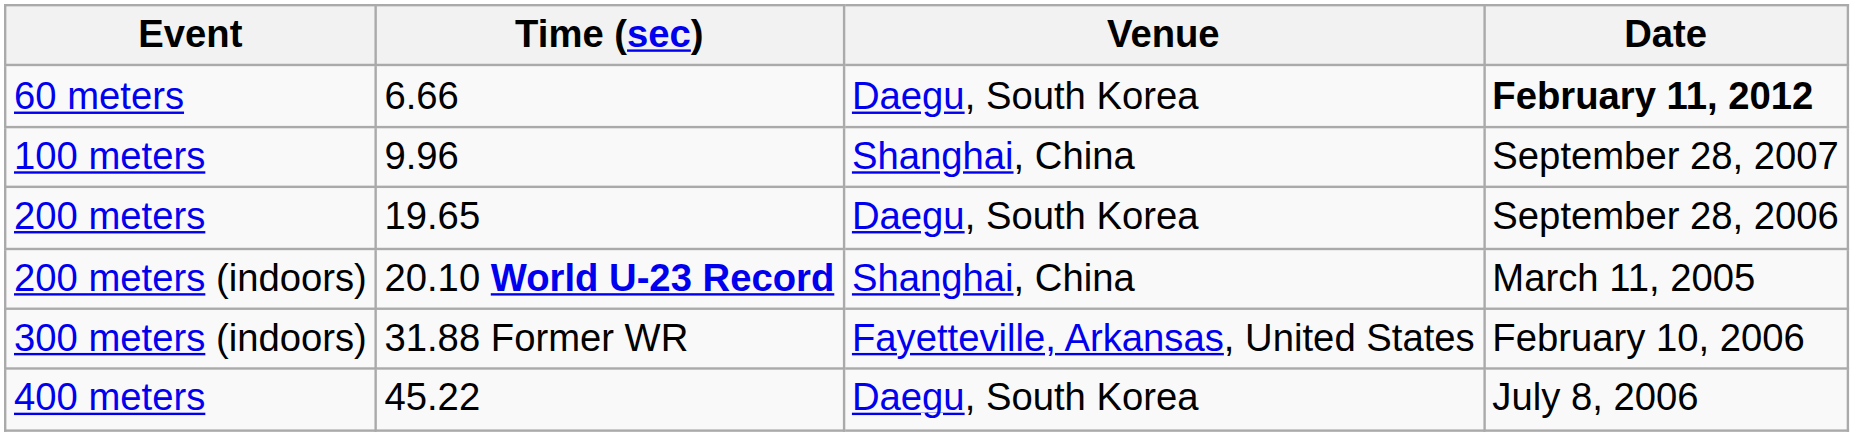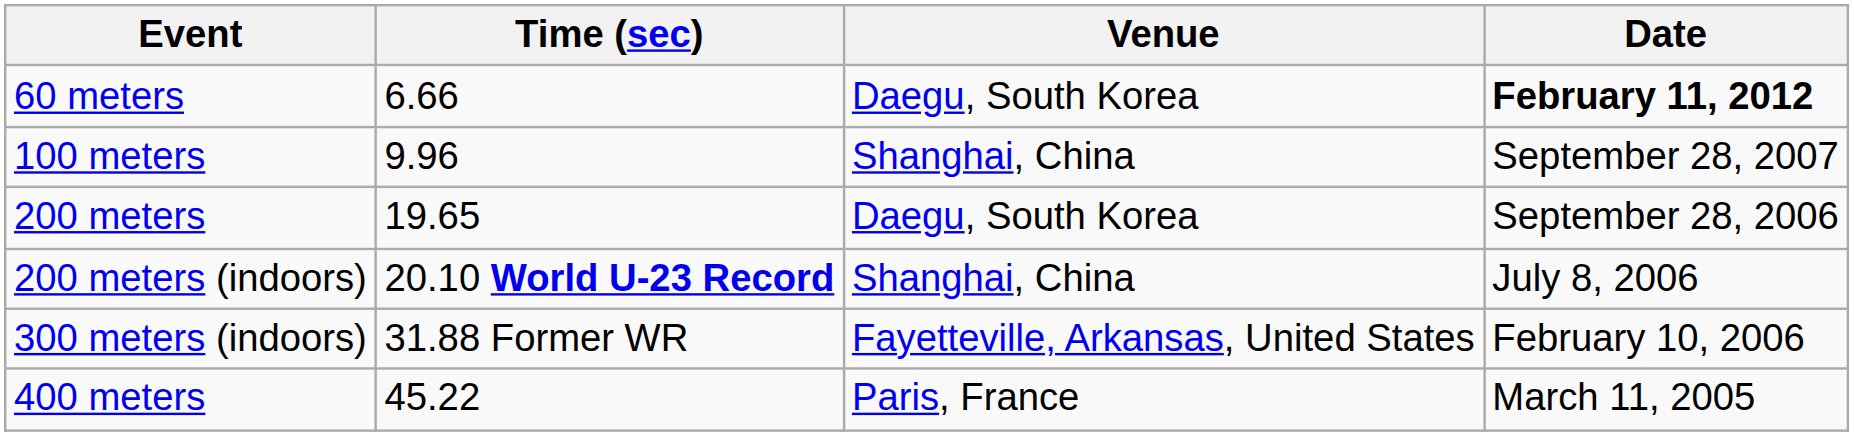(1624, 277) March 11, 2005 -> (1595, 277) July 8, 2006
(1025, 398) Daegu, South Korea -> (966, 398) Paris, France
(1595, 398) July 8, 2006 -> (1624, 398) March 11, 2005
